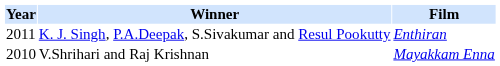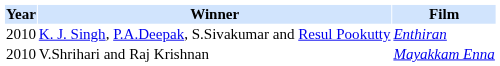(21, 34) 2011 -> (21, 34) 2010
